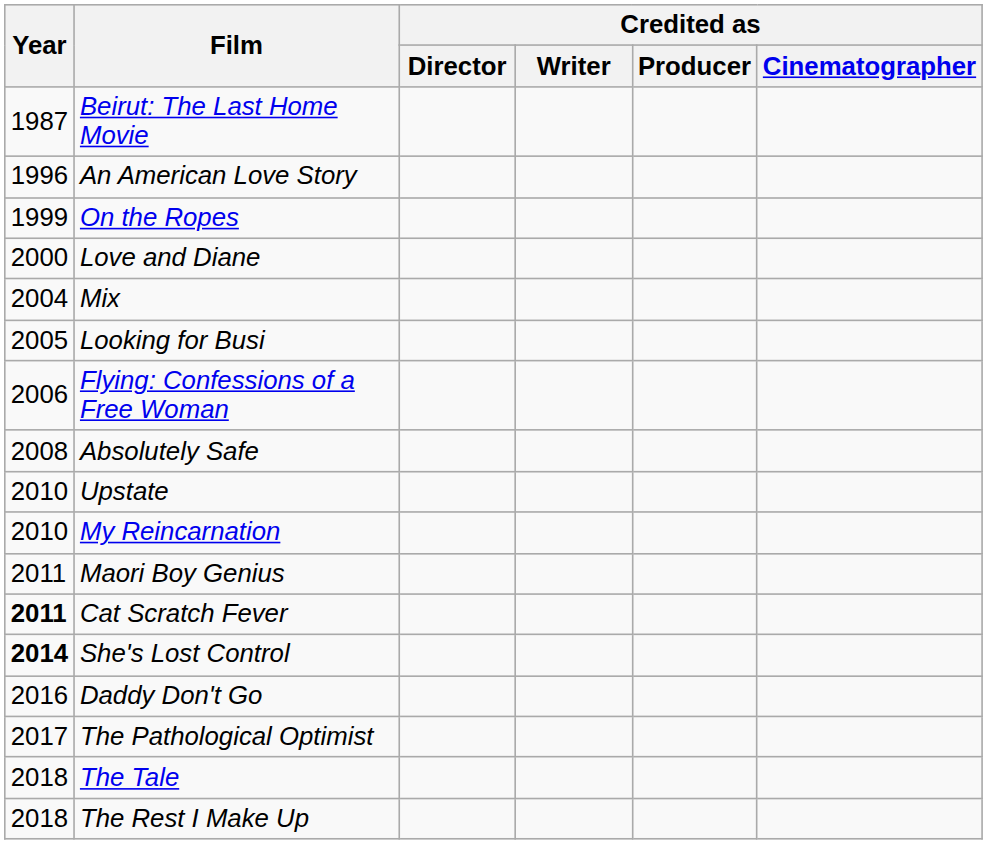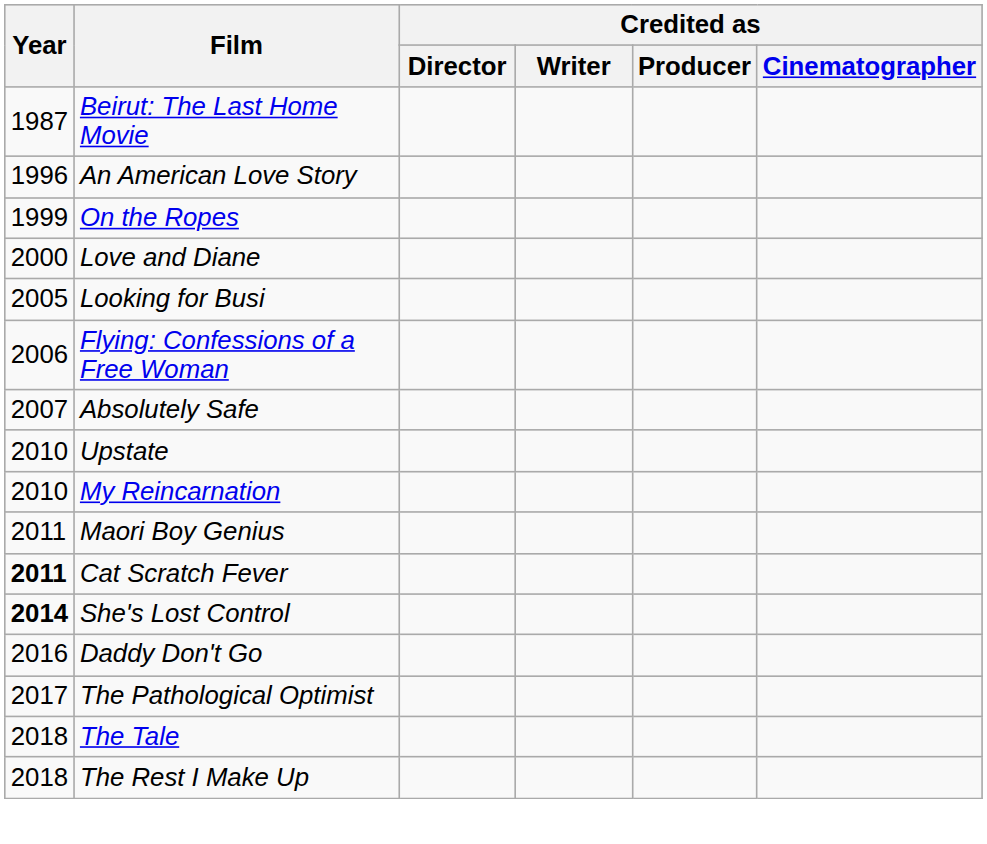- row: (100, 299)
(39, 450) 2008 -> (39, 409) 2007
